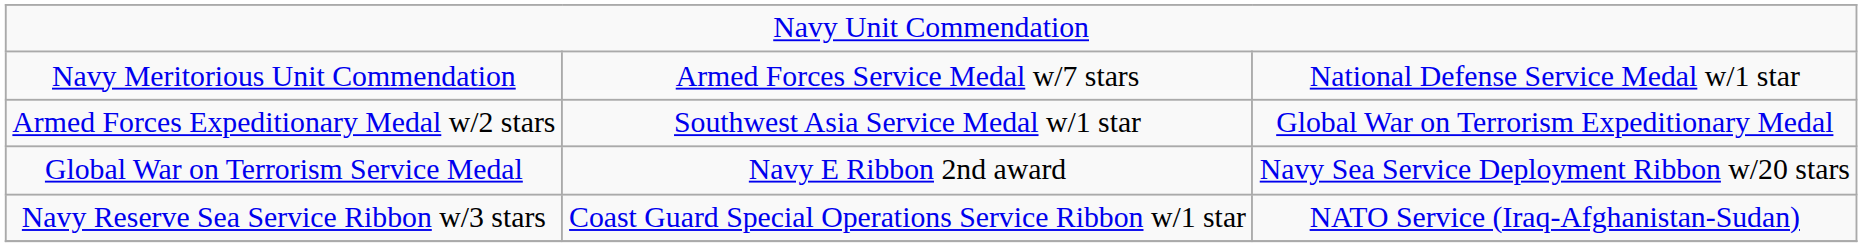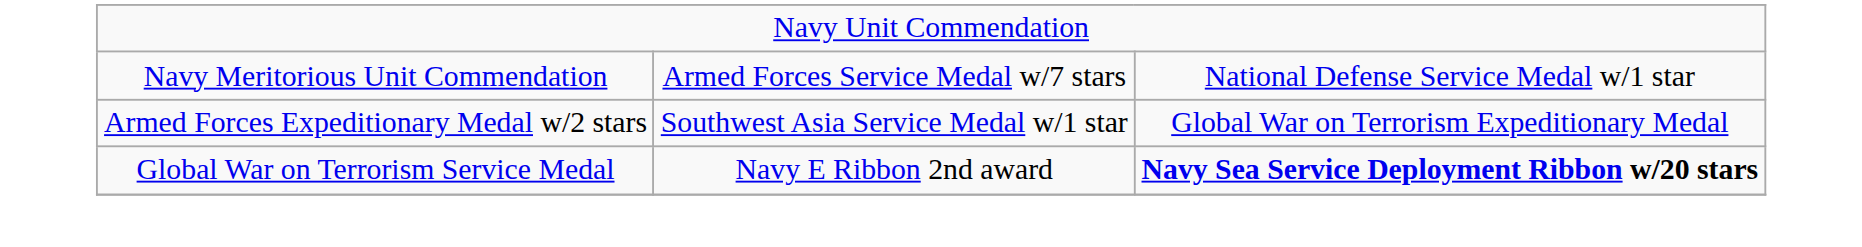(1555, 169) normal -> (1450, 169) bold
- row: (284, 216)
